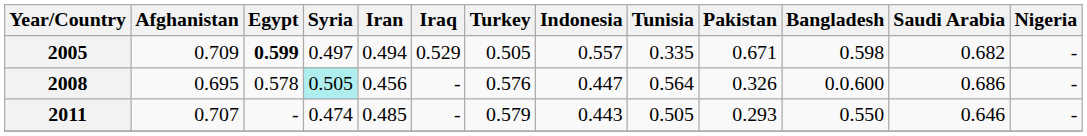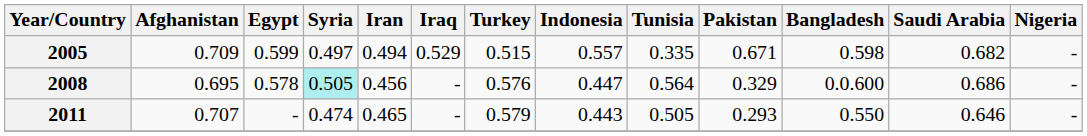(276, 51) bold -> (276, 51) normal
(508, 51) 0.505 -> (508, 51) 0.515
(755, 83) 0.326 -> (755, 83) 0.329
(384, 114) 0.485 -> (384, 114) 0.465
